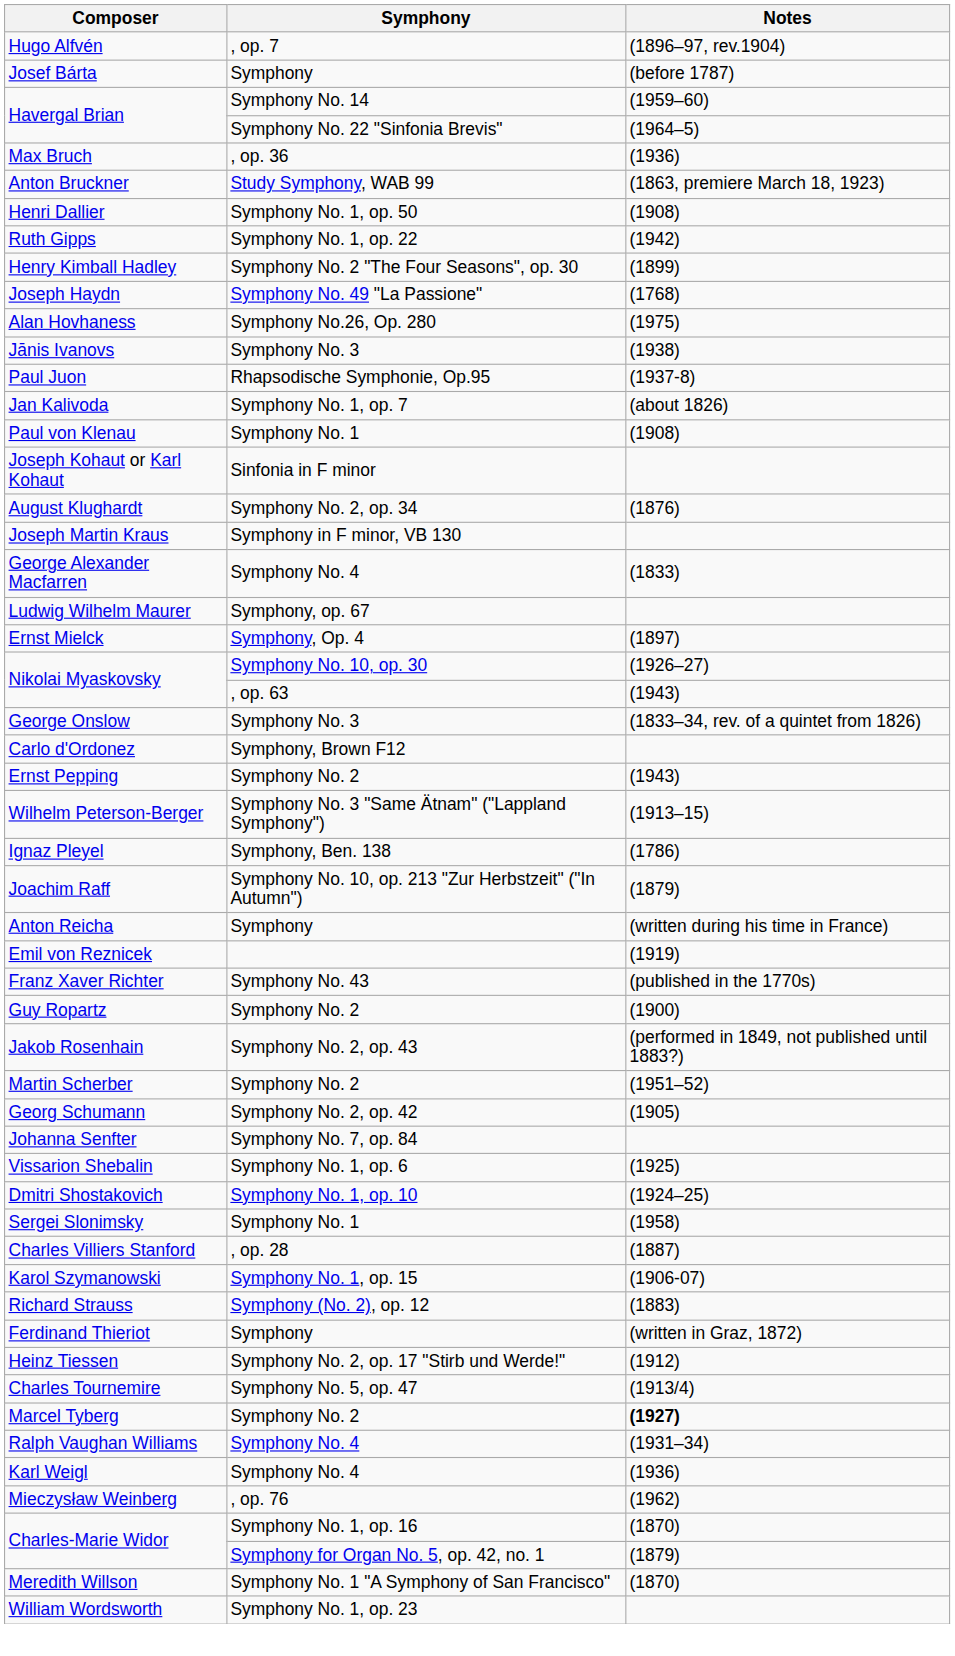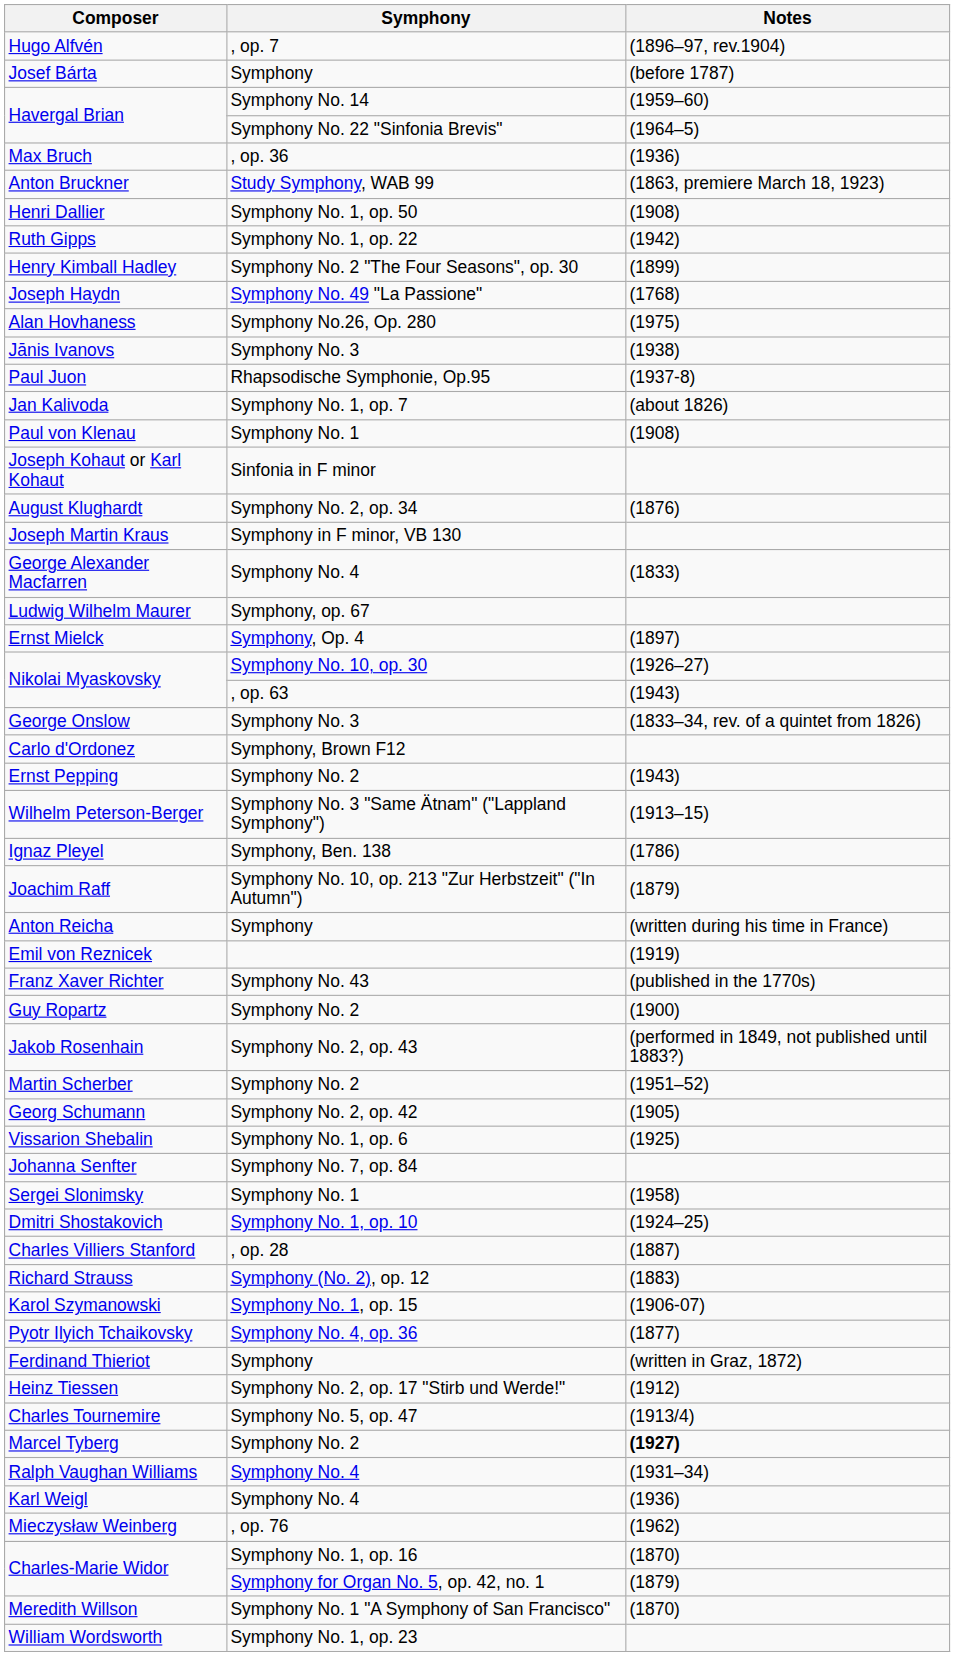rows swapped: (73, 1139) <-> (81, 1167)
rows swapped: (86, 1195) <-> (76, 1222)
rows swapped: (71, 1305) <-> (85, 1278)
+ row: (100, 1333)
